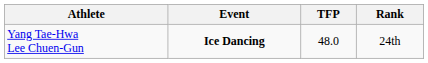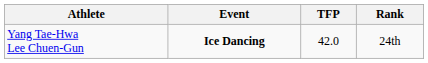(328, 41) 48.0 -> (328, 41) 42.0
